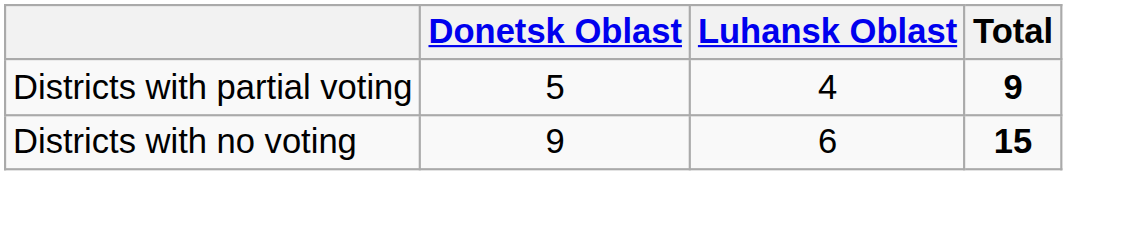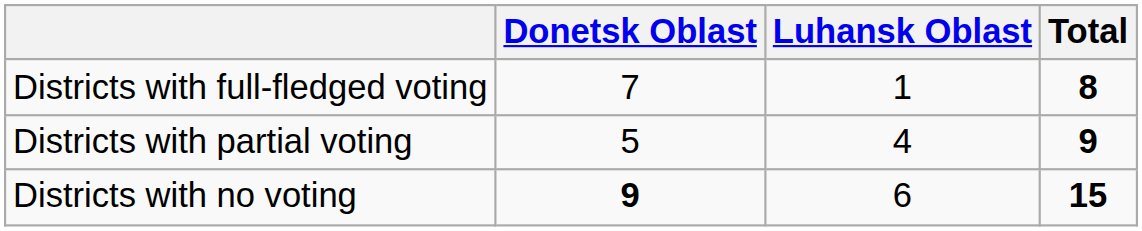+ row: (250, 86)
(555, 141) normal -> (630, 196) bold
